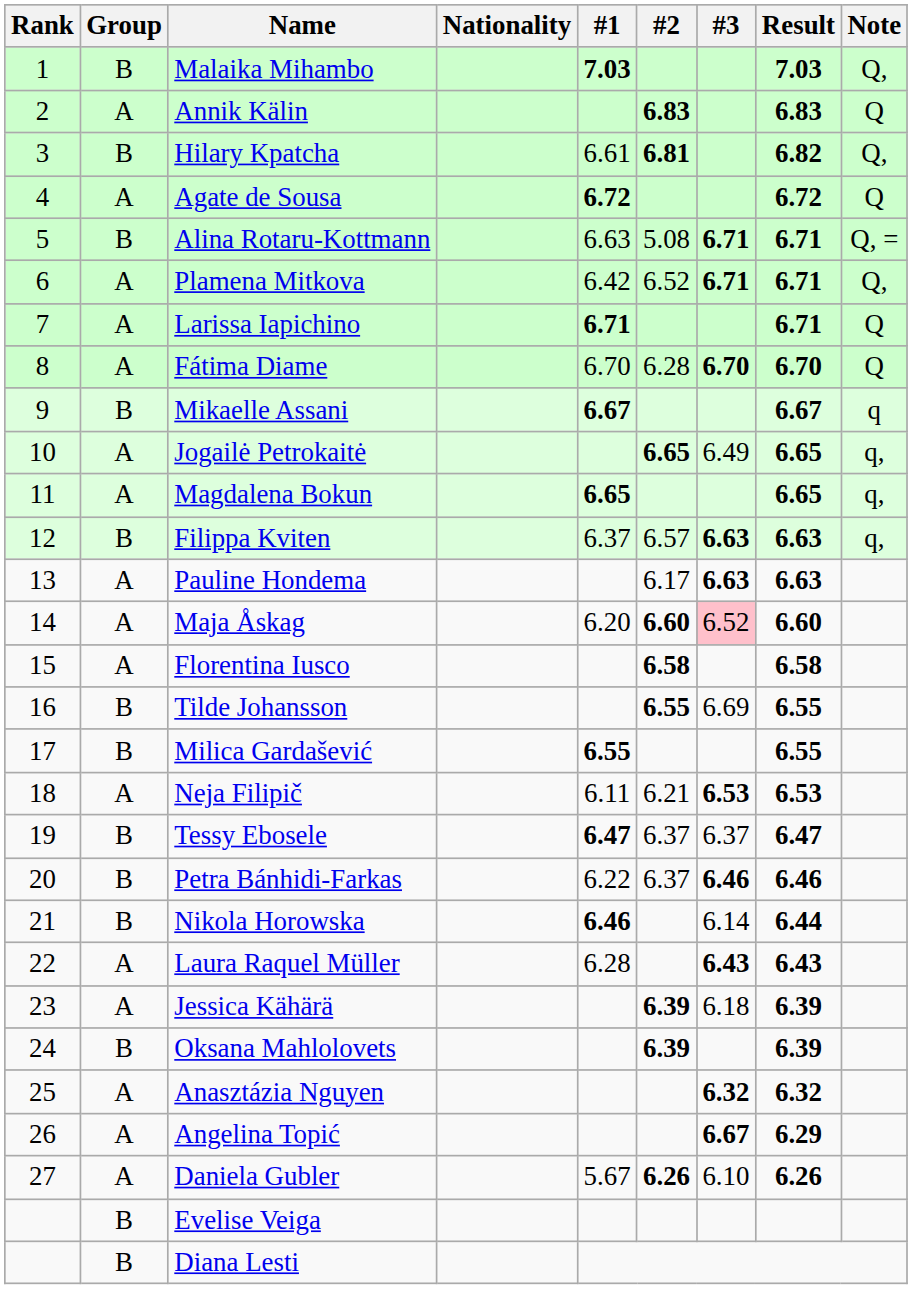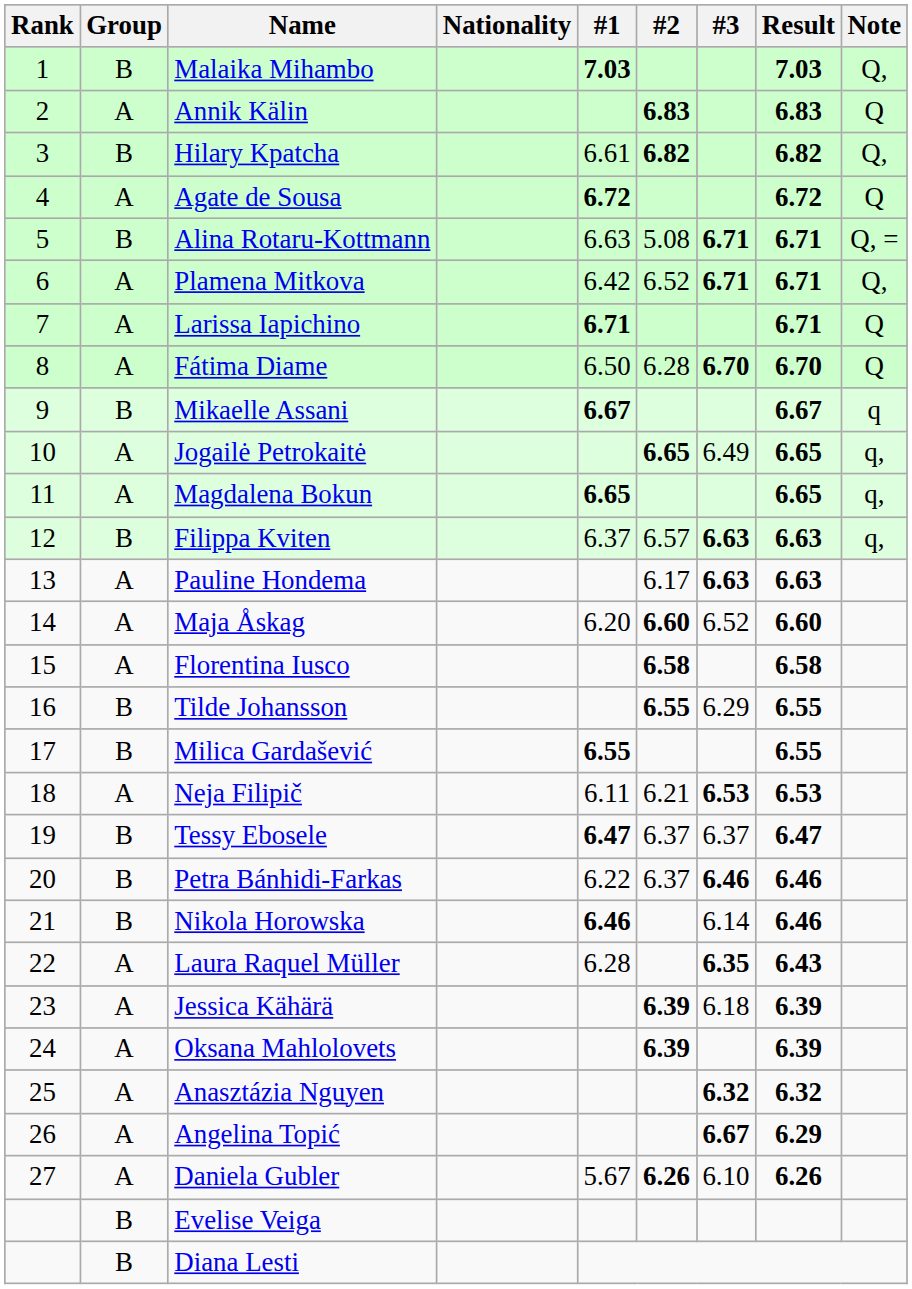(667, 153) 6.81 -> (667, 153) 6.82
(607, 366) 6.70 -> (607, 366) 6.50
(726, 622) pink background -> (726, 622) no background
(726, 707) 6.69 -> (726, 707) 6.29
(798, 921) 6.44 -> (798, 921) 6.46
(726, 963) 6.43 -> (726, 963) 6.35
(124, 1048) B -> (124, 1048) A
